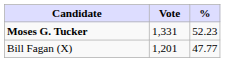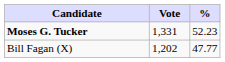(165, 48) 1,201 -> (165, 48) 1,202
